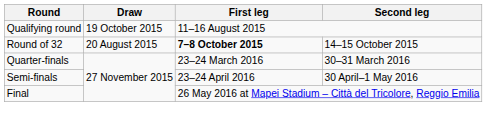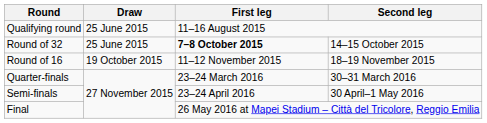(124, 28) 19 October 2015 -> (117, 28) 25 June 2015
(122, 45) 20 August 2015 -> (117, 45) 25 June 2015
+ row: (35, 61)
